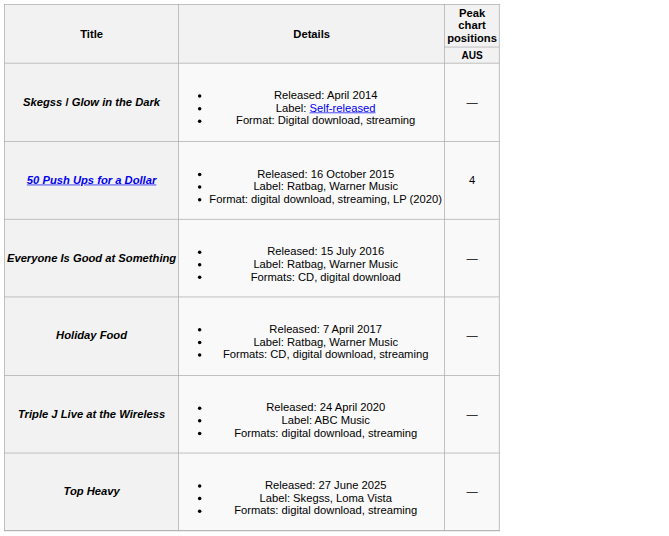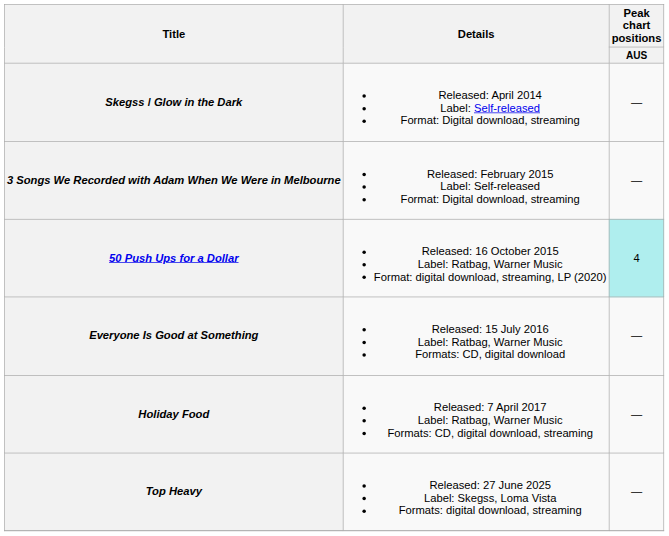+ row: (174, 180)
(472, 180) no background -> (637, 258) paleturquoise background
- row: (92, 414)
